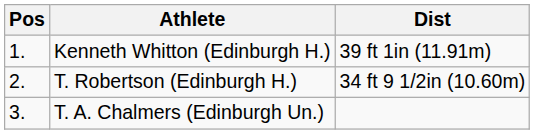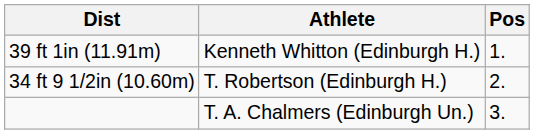columns swapped: (27, 19) <-> (432, 19)
